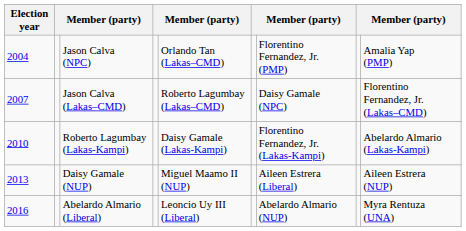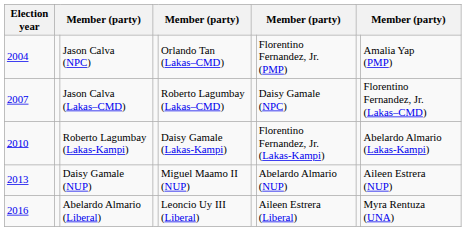(290, 180) Aileen Estrera (Liberal) -> (298, 180) Abelardo Almario (NUP)
(298, 211) Abelardo Almario (NUP) -> (290, 211) Aileen Estrera (Liberal)
